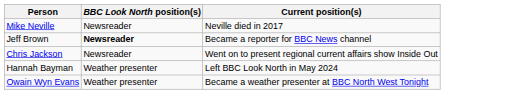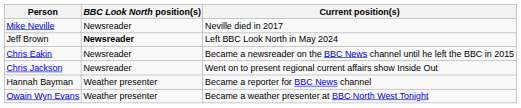(288, 40) Became a reporter for BBC News channel -> (272, 40) Left BBC Look North in May 2024
+ row: (29, 54)
(272, 68) Left BBC Look North in May 2024 -> (288, 82) Became a reporter for BBC News channel
